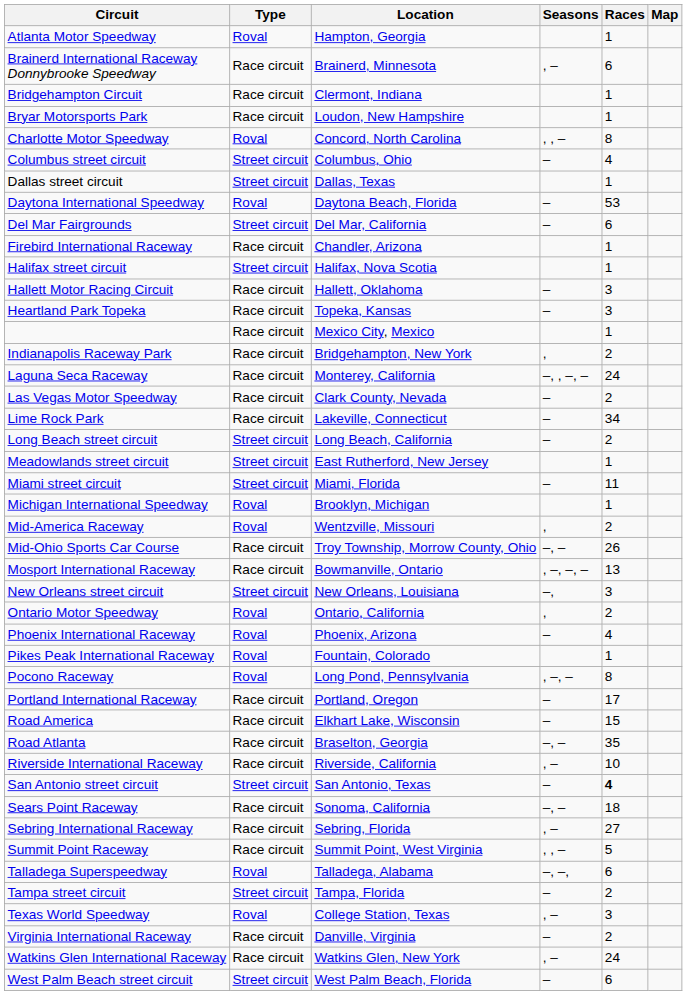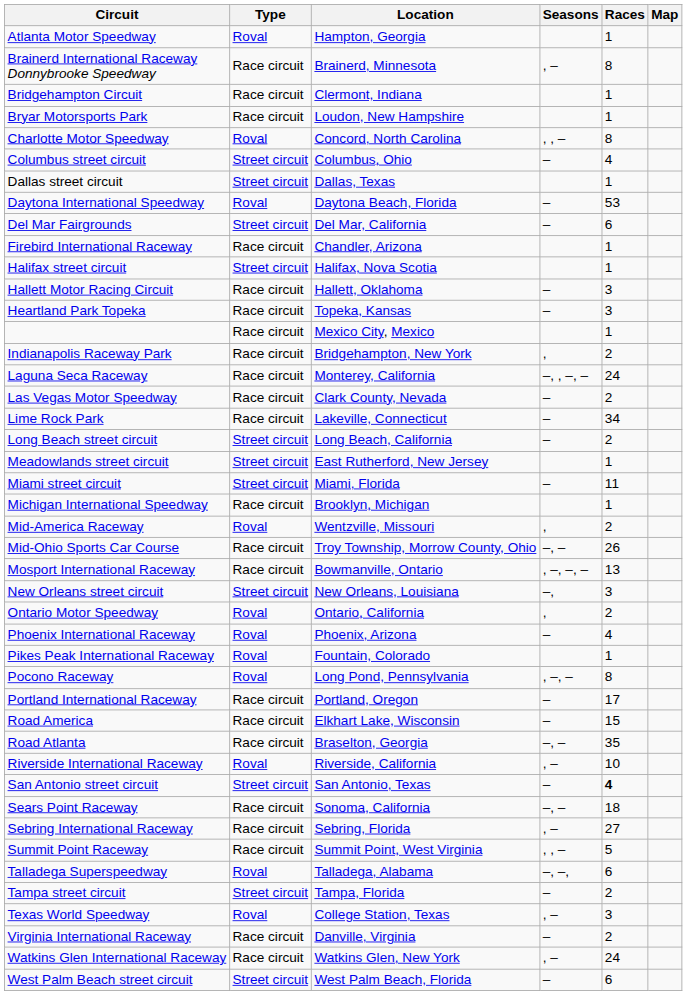(609, 66) 6 -> (609, 66) 8
(250, 505) Roval -> (268, 505) Race circuit
(268, 763) Race circuit -> (250, 763) Roval
